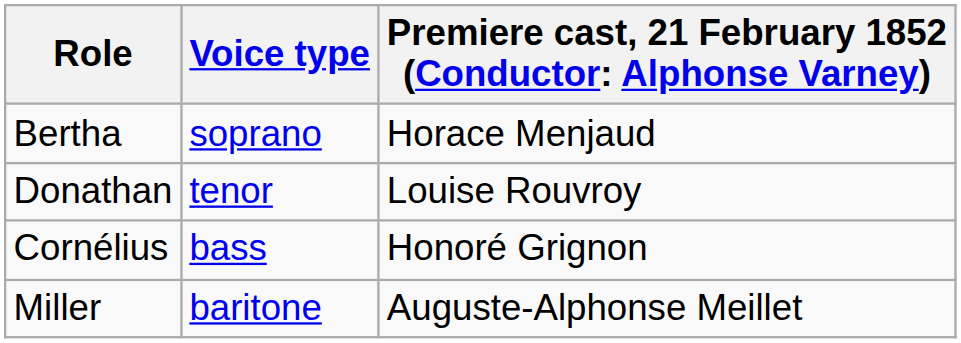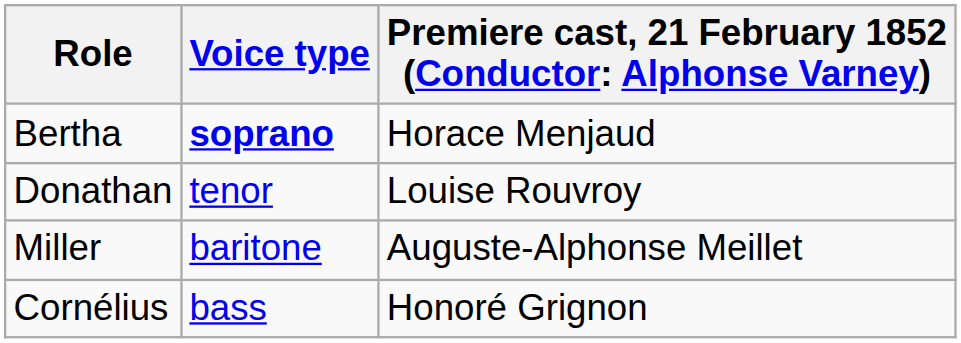(256, 132) normal -> (262, 132) bold
rows swapped: (57, 307) <-> (91, 249)
